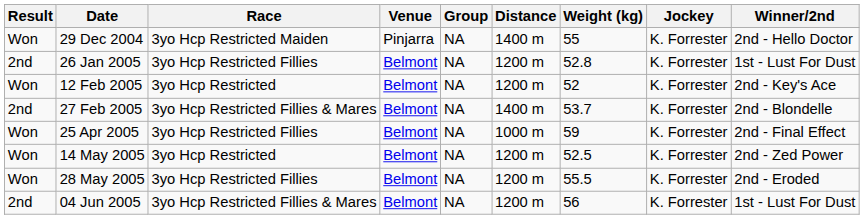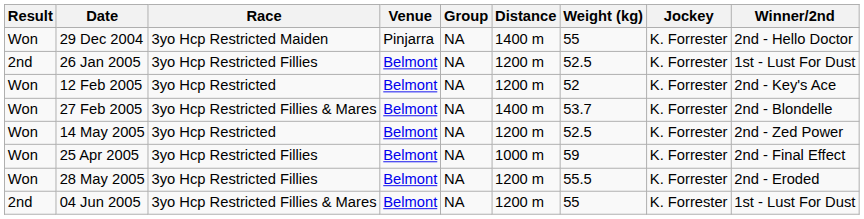(577, 62) 52.8 -> (577, 62) 52.5
(20, 109) 2nd -> (23, 109) Won
rows swapped: (99, 132) <-> (102, 156)
(571, 202) 56 -> (571, 202) 55
